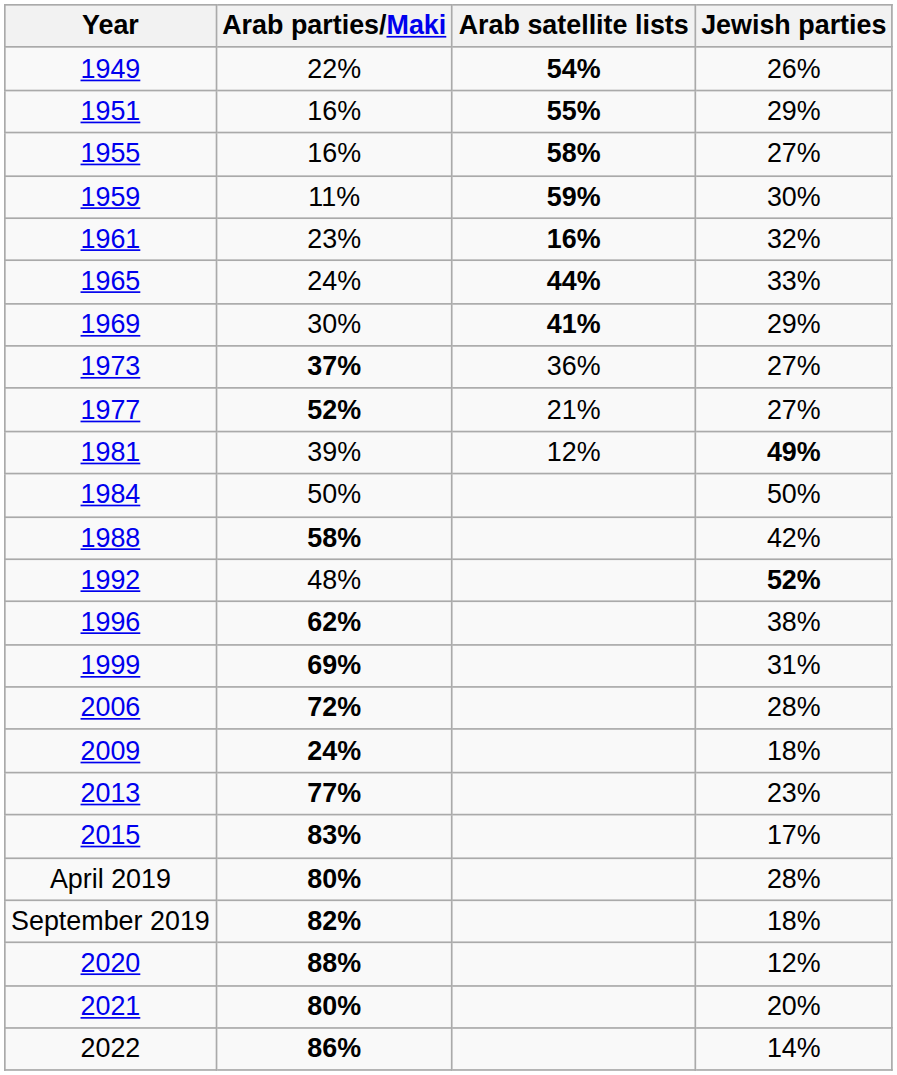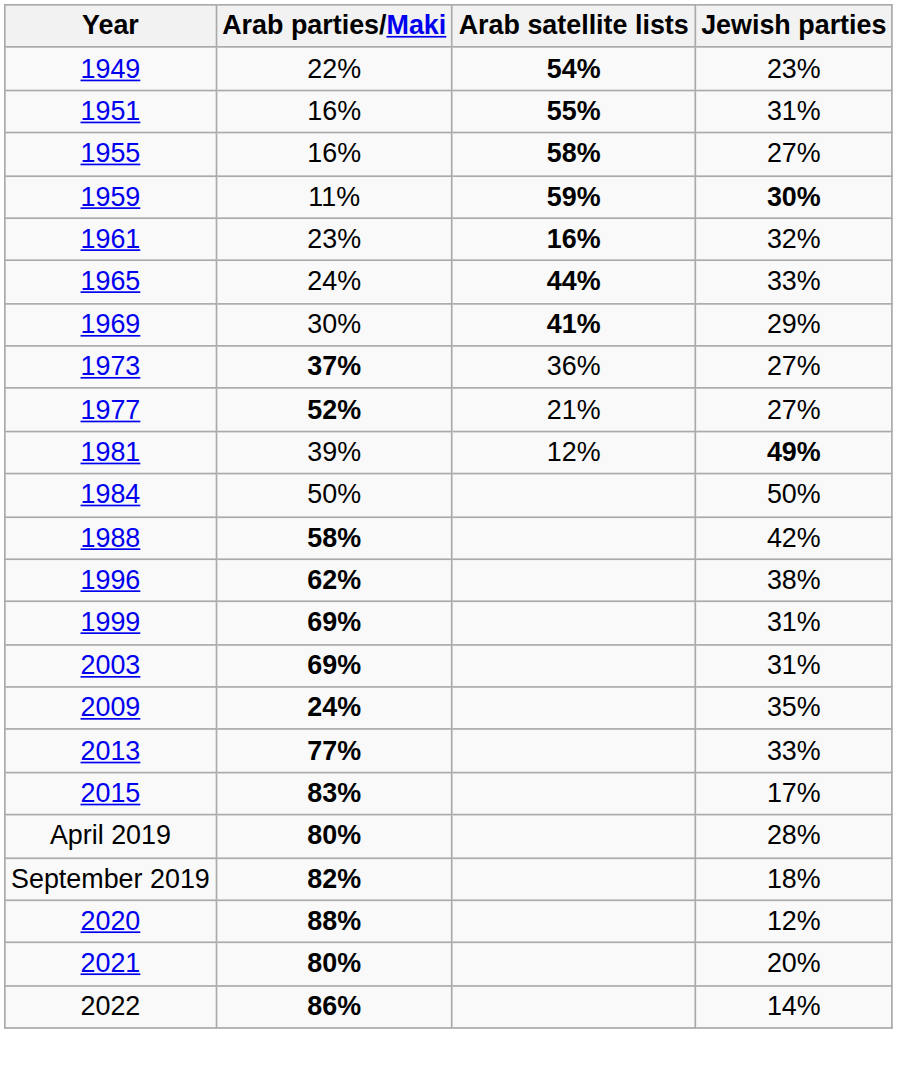(794, 68) 26% -> (794, 68) 23%
(794, 111) 29% -> (794, 111) 31%
(794, 196) normal -> (794, 196) bold
- row: (110, 580)
+ row: (110, 665)
- row: (110, 707)
(794, 750) 18% -> (794, 707) 35%
(794, 793) 23% -> (794, 750) 33%
